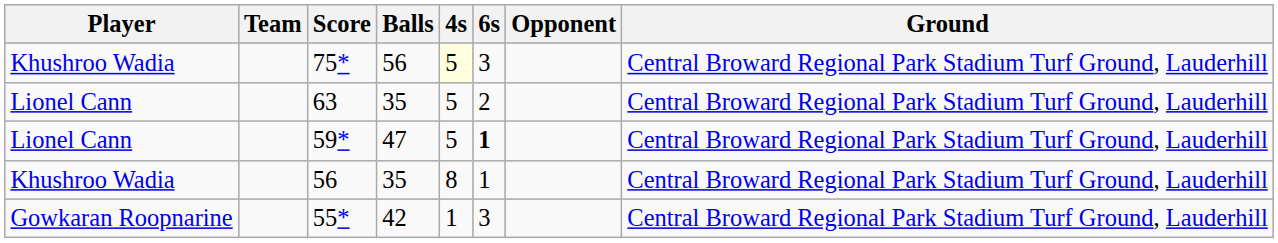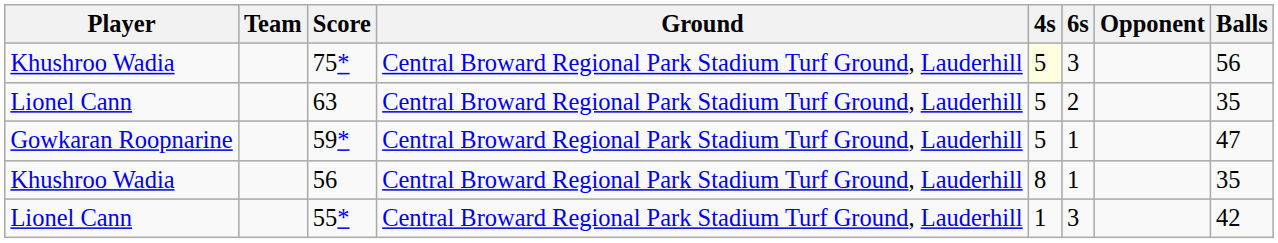columns swapped: (408, 23) <-> (948, 23)
(71, 140) Lionel Cann -> (122, 140) Gowkaran Roopnarine
(484, 140) bold -> (1073, 140) normal
(122, 218) Gowkaran Roopnarine -> (71, 218) Lionel Cann
